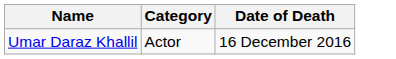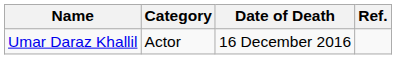+ column: (373, 16)
